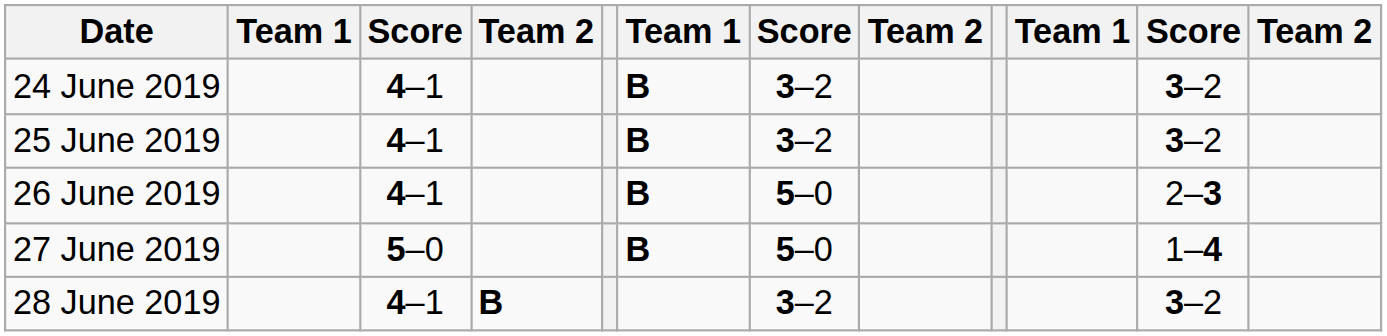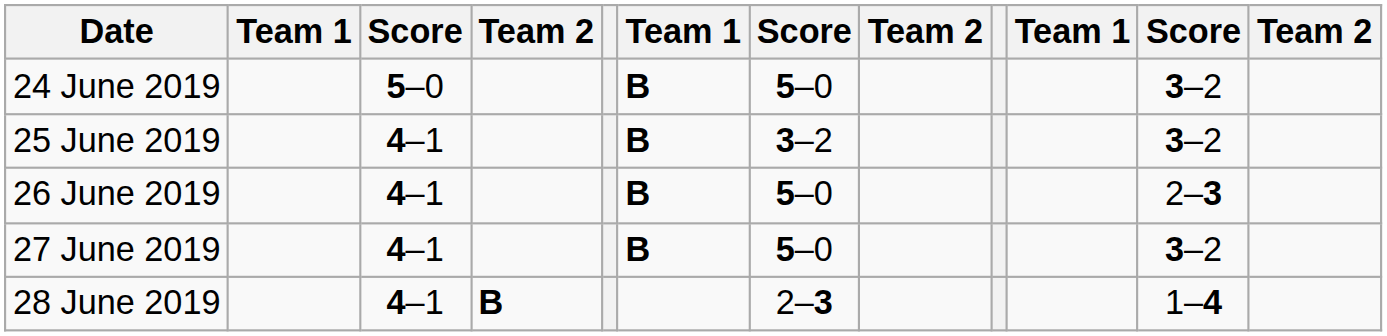(415, 85) 4–1 -> (415, 85) 5–0
(804, 85) 3–2 -> (804, 85) 5–0
(415, 248) 5–0 -> (415, 248) 4–1
(1194, 248) 1–4 -> (1194, 248) 3–2
(804, 303) 3–2 -> (804, 303) 2–3
(1194, 303) 3–2 -> (1194, 303) 1–4
